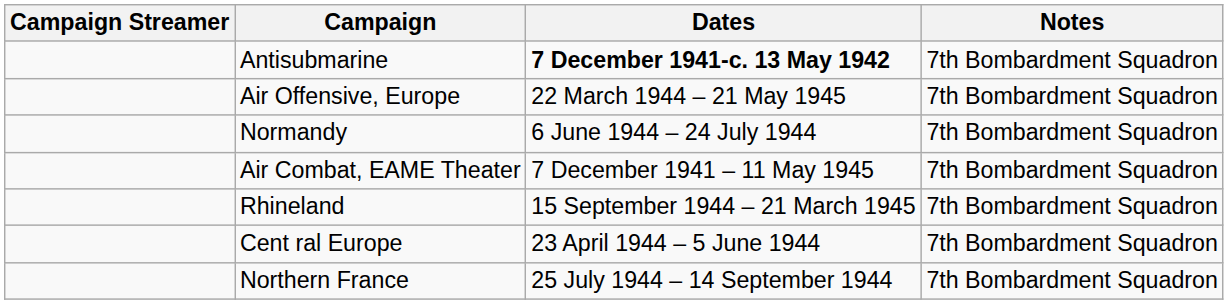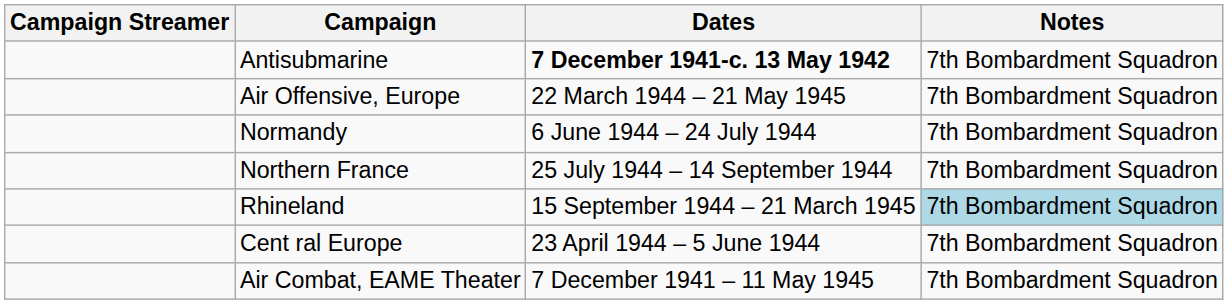rows swapped: (324, 280) <-> (380, 170)
(1072, 206) no background -> (1072, 206) lightblue background
